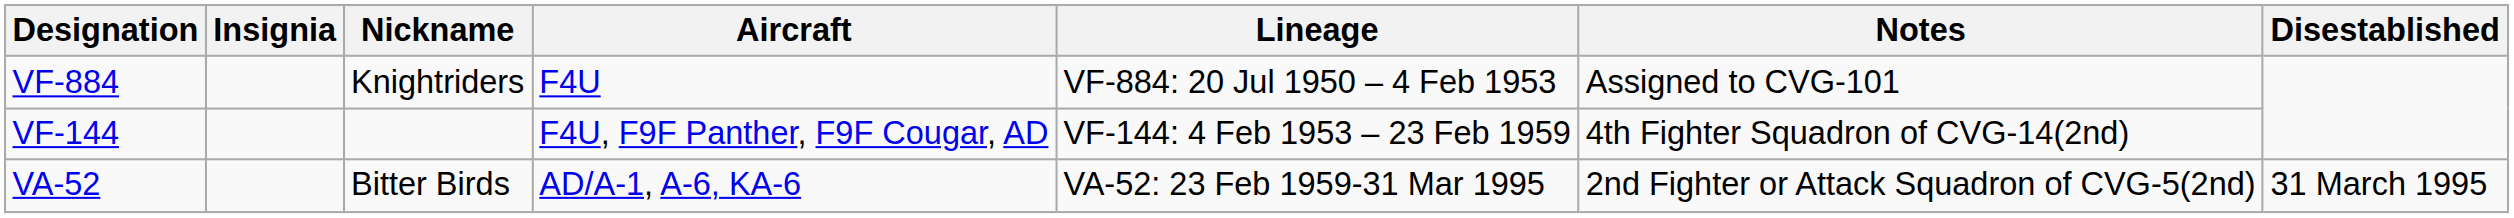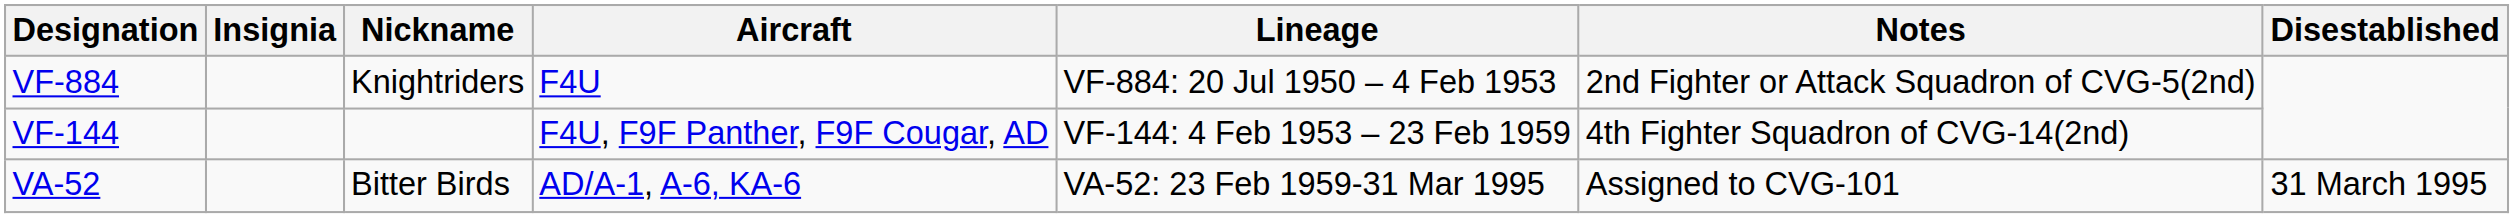(1743, 81) Assigned to CVG-101 -> (1921, 81) 2nd Fighter or Attack Squadron of CVG-5(2nd)
(1921, 184) 2nd Fighter or Attack Squadron of CVG-5(2nd) -> (1743, 184) Assigned to CVG-101
